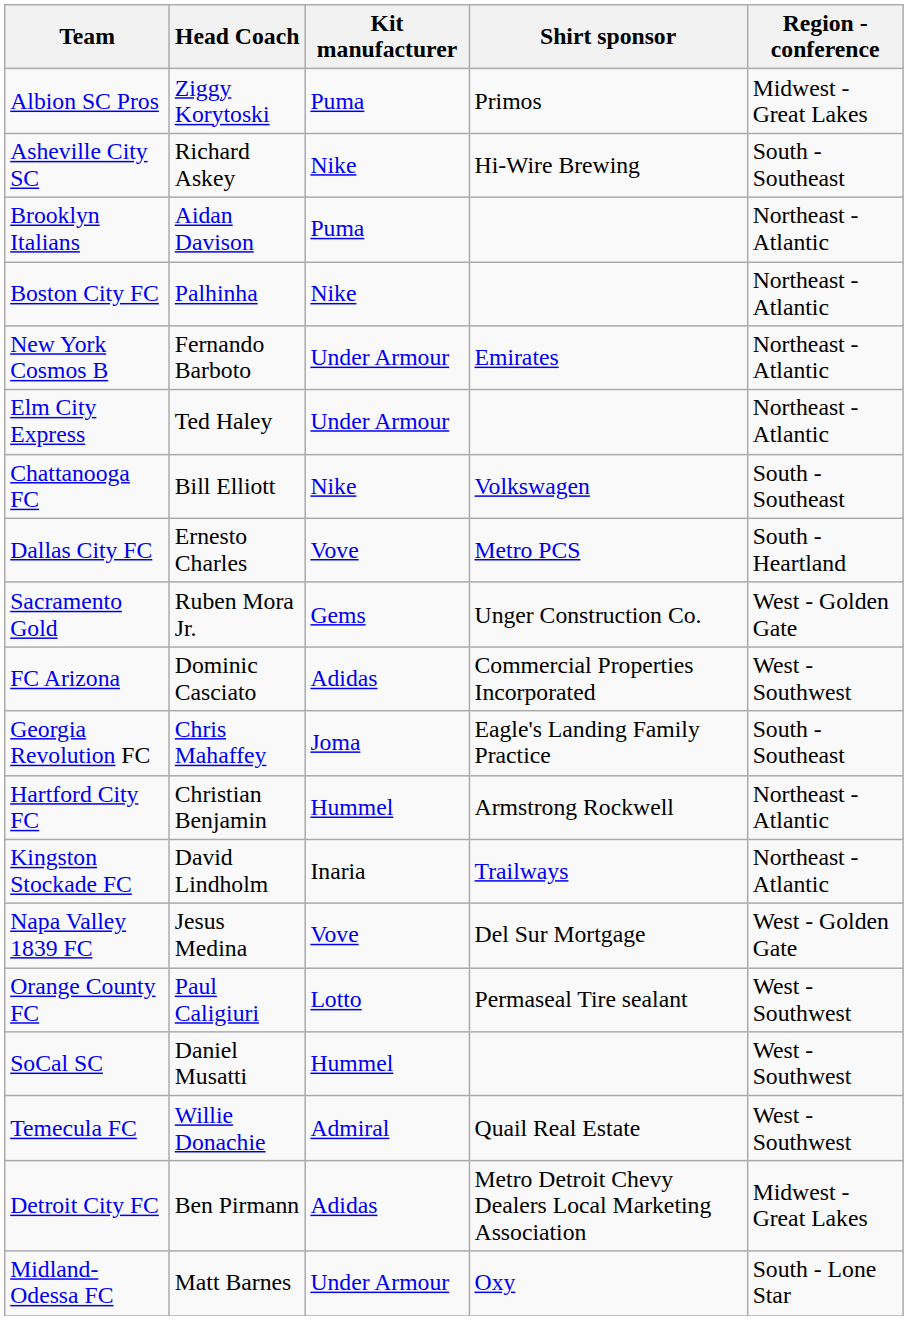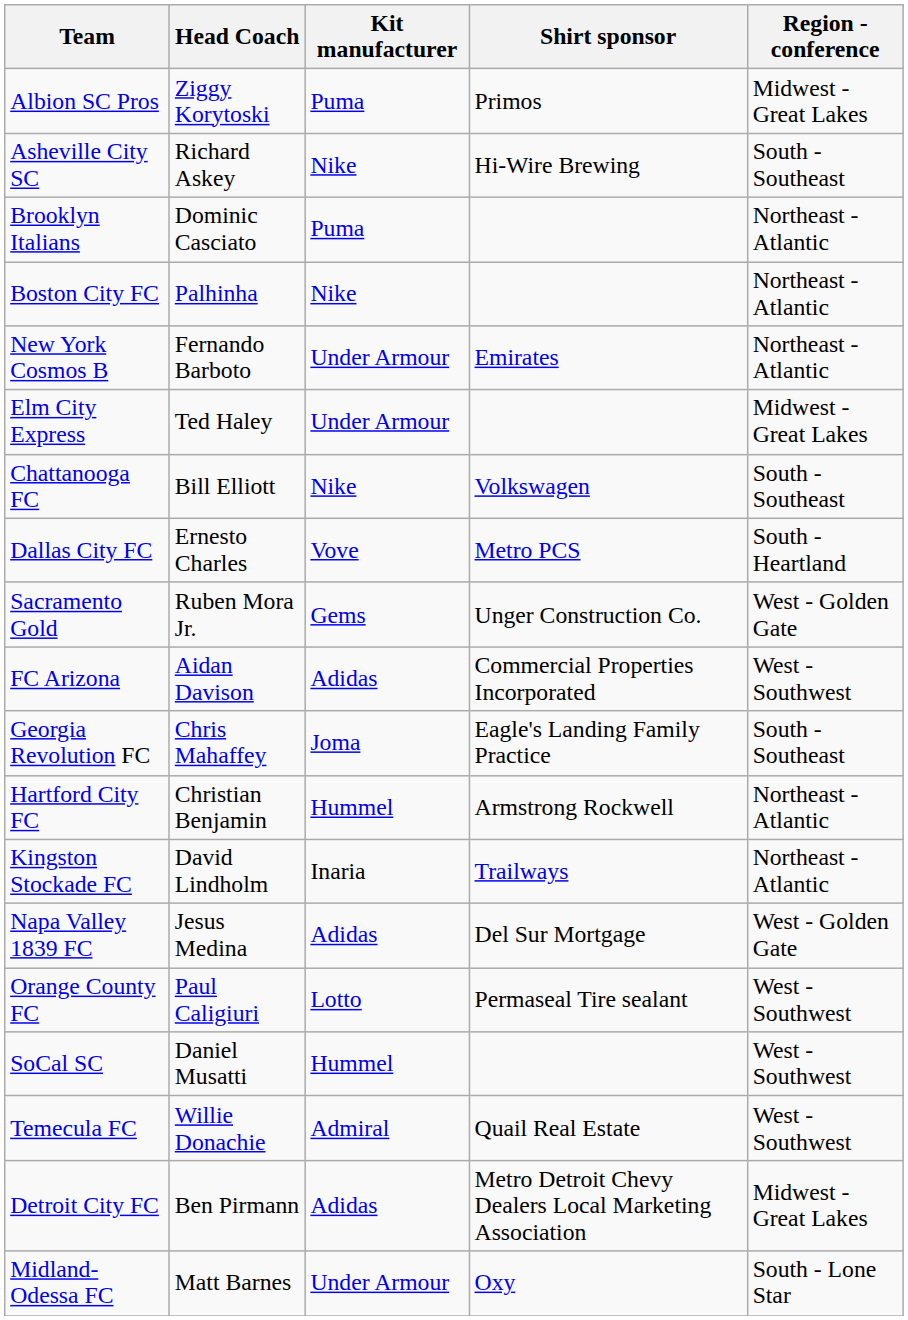(214, 229) Aidan Davison -> (216, 229) Dominic Casciato
(806, 421) Northeast - Atlantic -> (810, 421) Midwest - Great Lakes
(216, 678) Dominic Casciato -> (214, 678) Aidan Davison
(335, 935) Vove -> (344, 935) Adidas
